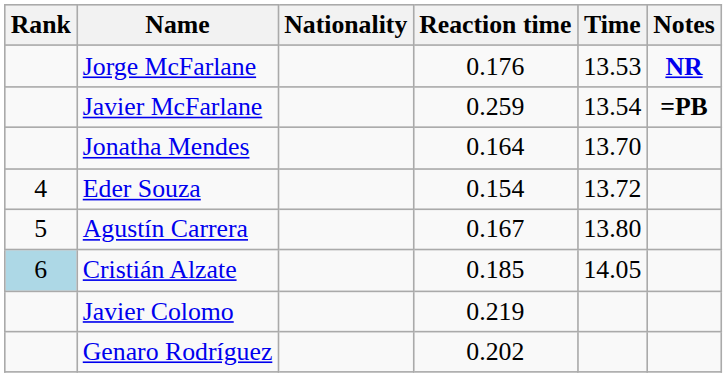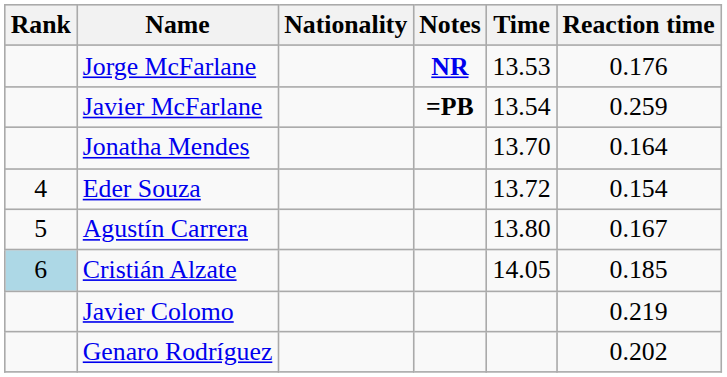columns swapped: (495, 24) <-> (684, 24)
